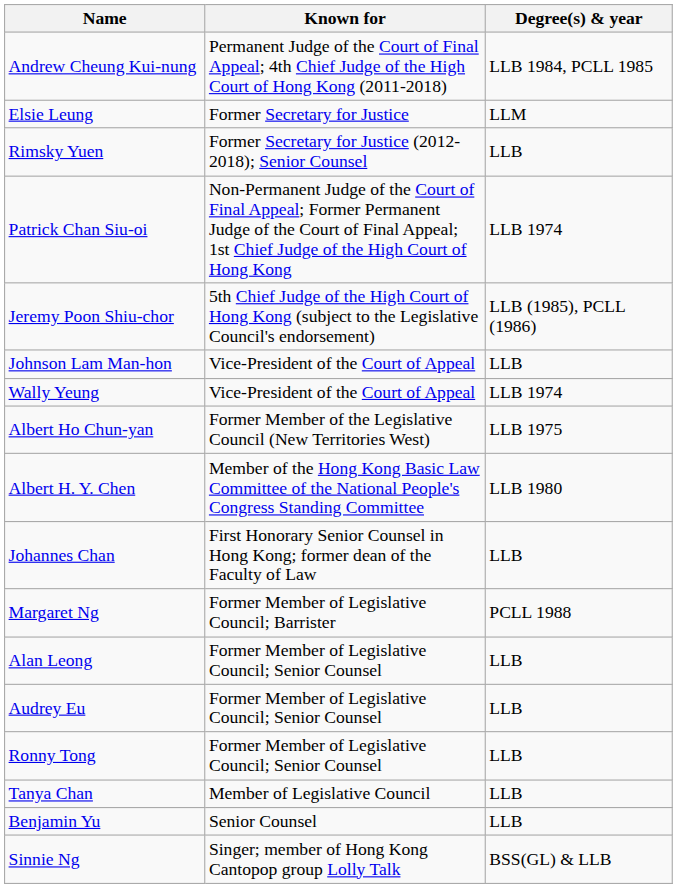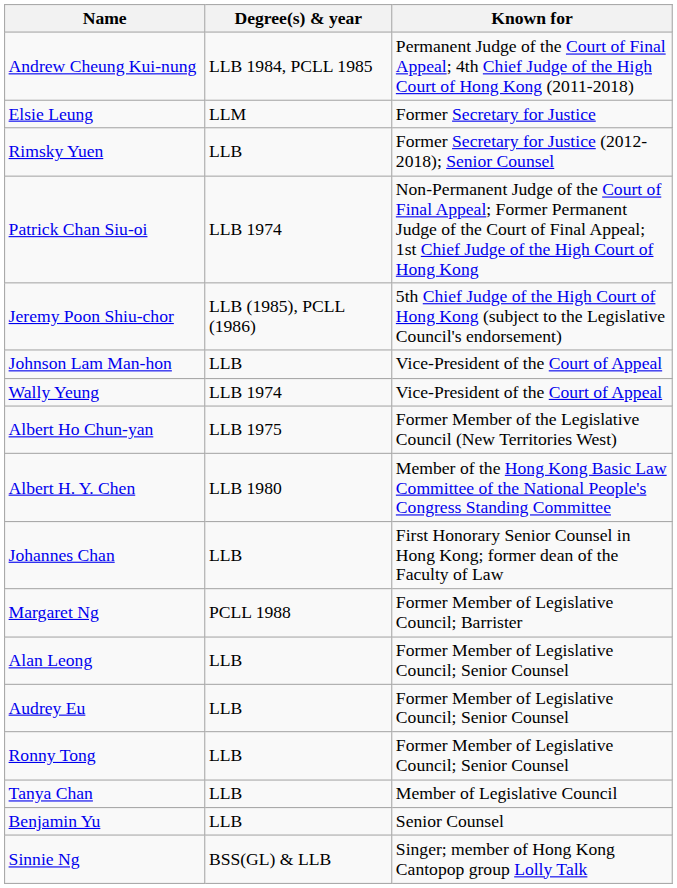columns swapped: (345, 18) <-> (579, 18)
